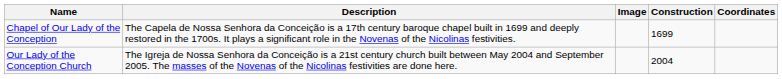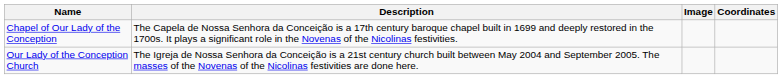- column: (682, 12)
